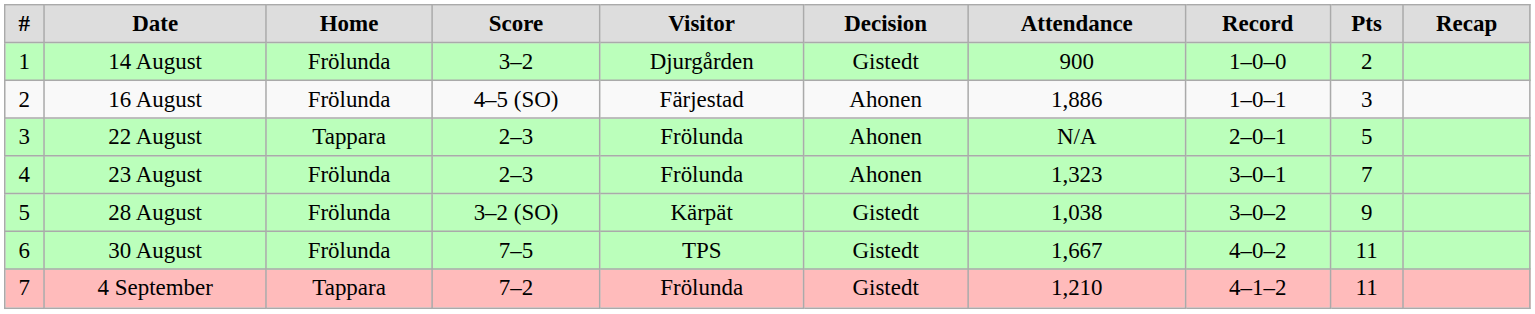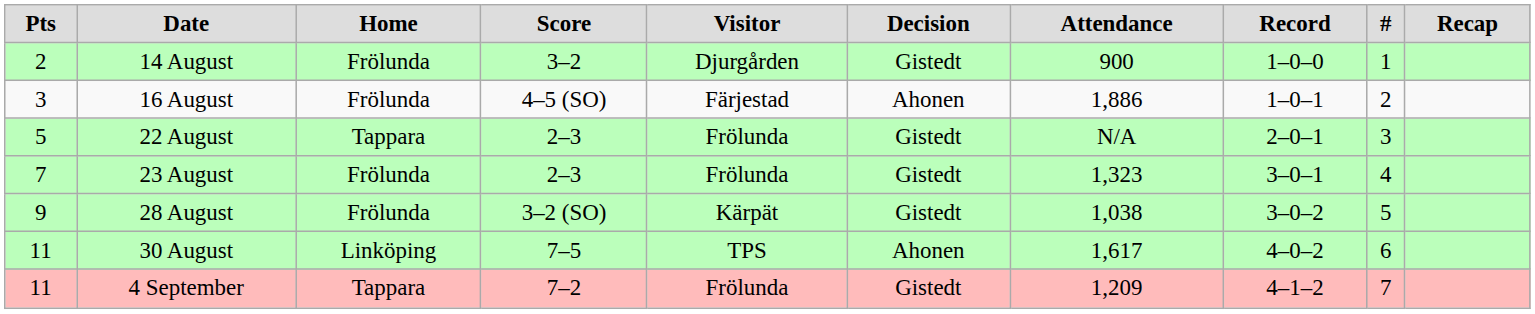columns swapped: (24, 23) <-> (1367, 23)
(886, 137) Ahonen -> (928, 137) Gistedt
(886, 174) Ahonen -> (928, 174) Gistedt
(349, 250) Frölunda -> (388, 250) Linköping
(886, 250) Gistedt -> (928, 250) Ahonen
(1077, 250) 1,667 -> (1117, 250) 1,617
(1077, 288) 1,210 -> (1117, 288) 1,209
